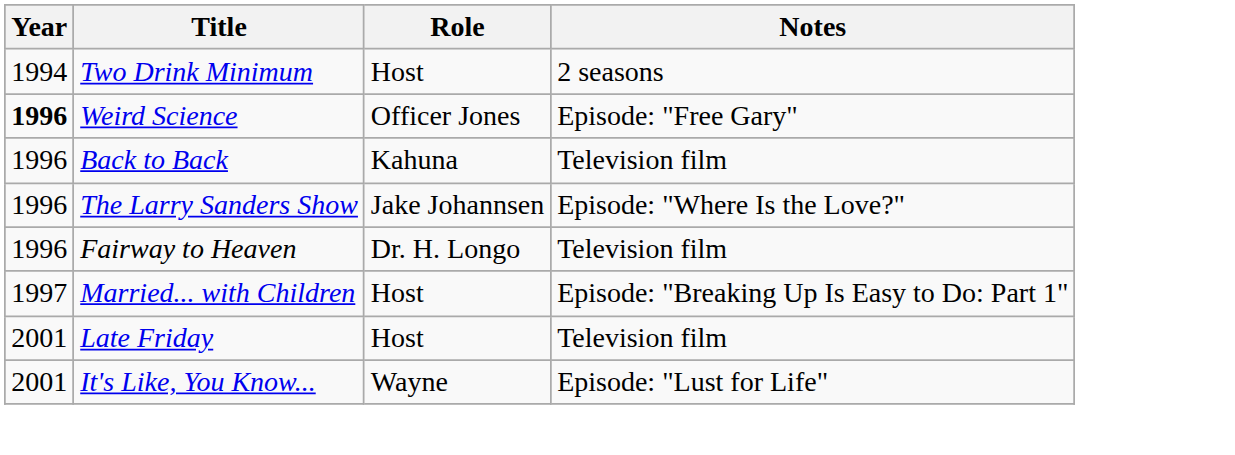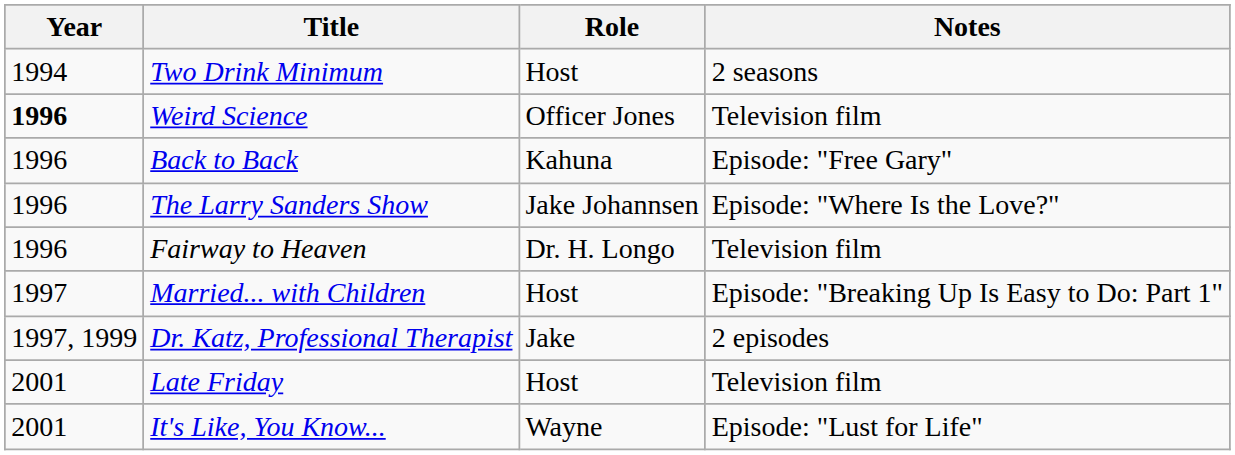(677, 115) Episode: "Free Gary" -> (797, 115) Television film
(642, 159) Television film -> (832, 159) Episode: "Free Gary"
+ row: (331, 337)
